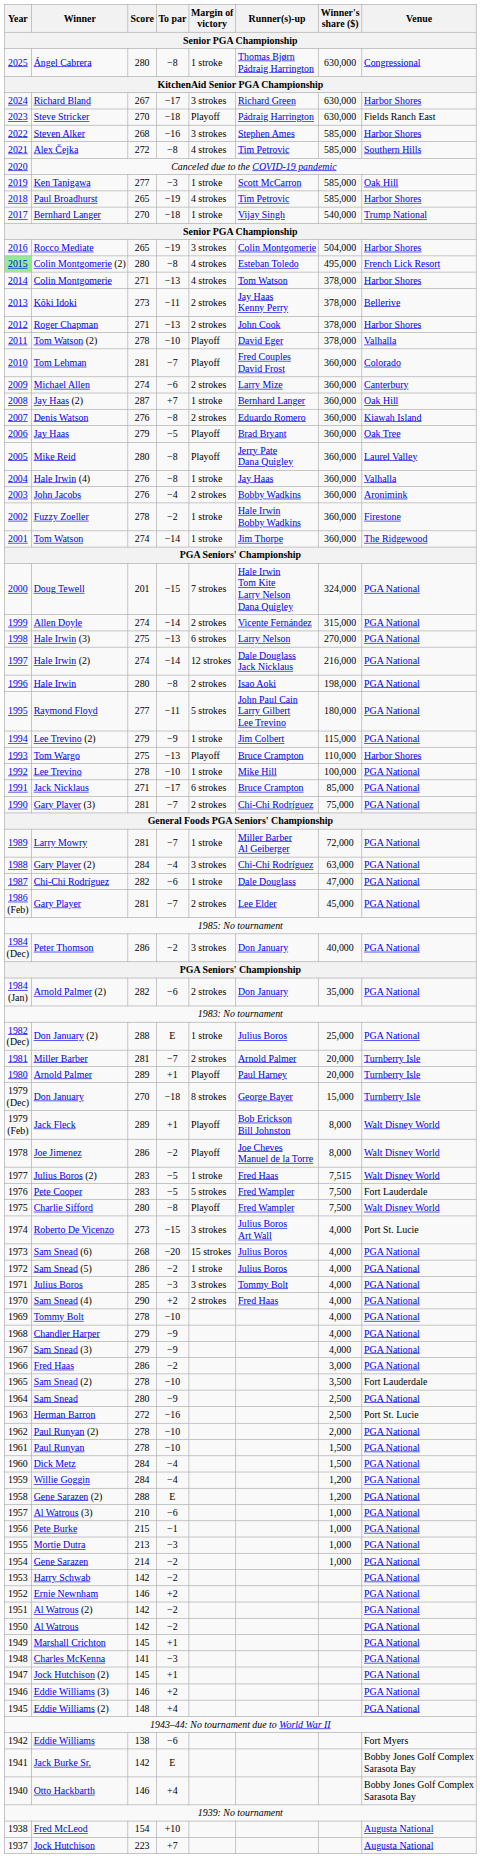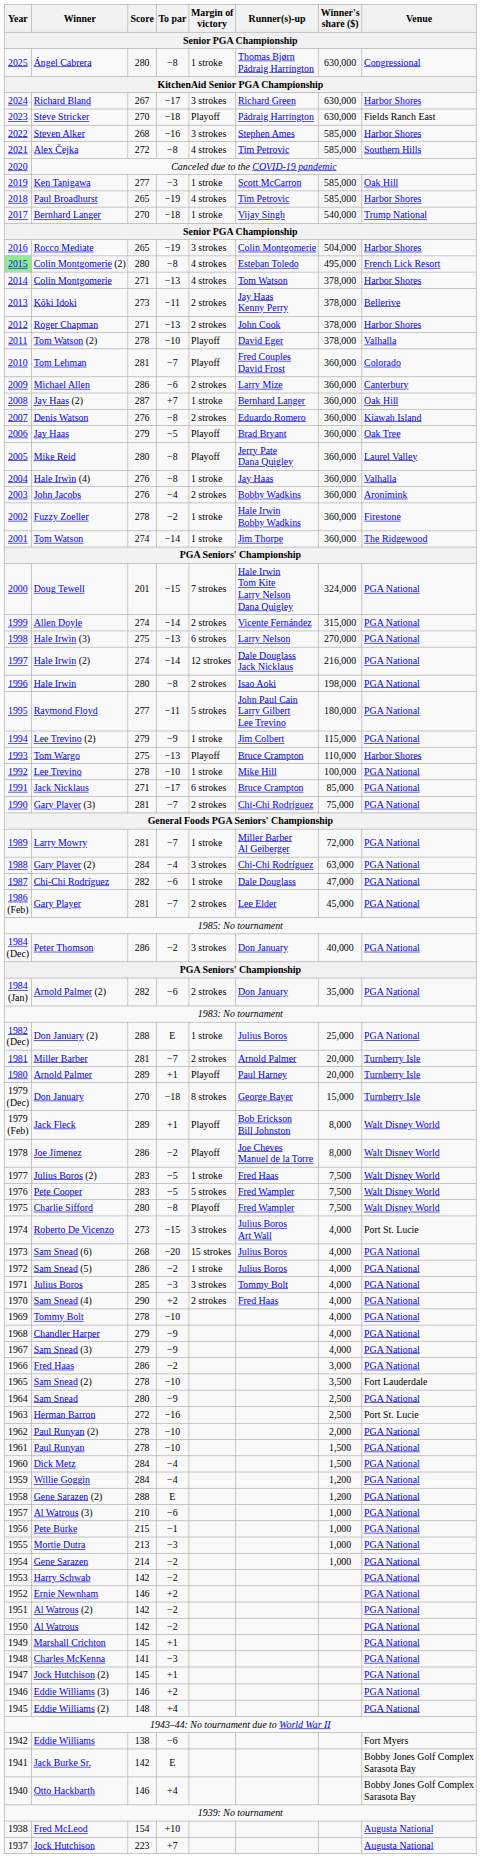(142, 385) 274 -> (142, 385) 286
(340, 1175) 7,515 -> (340, 1175) 7,500
(396, 1191) Fort Lauderdale -> (402, 1191) Walt Disney World
